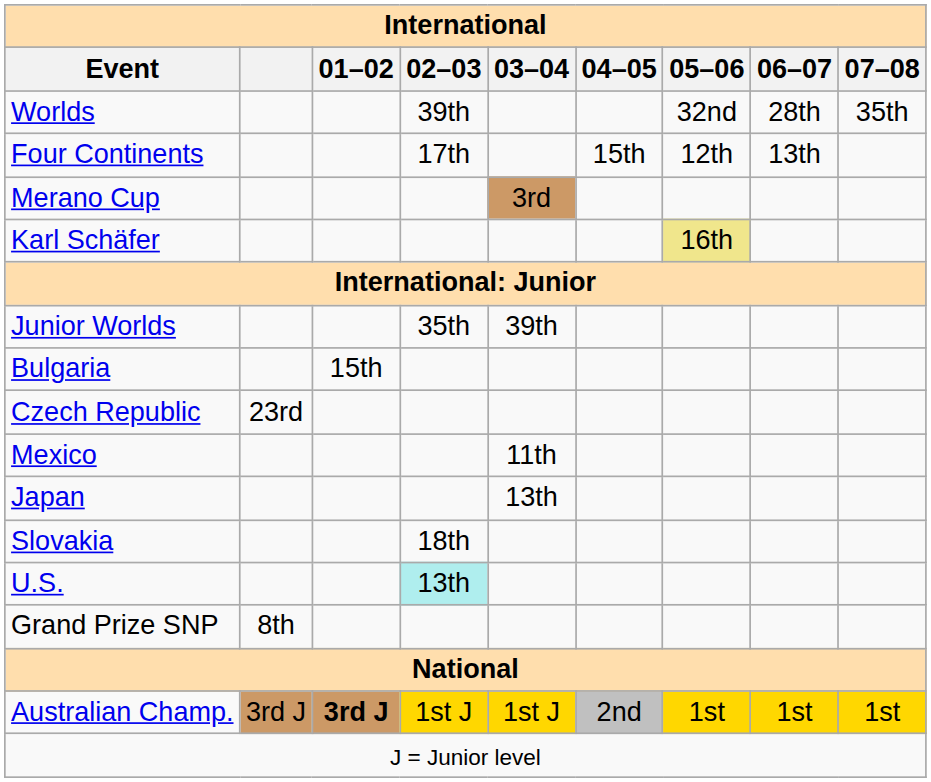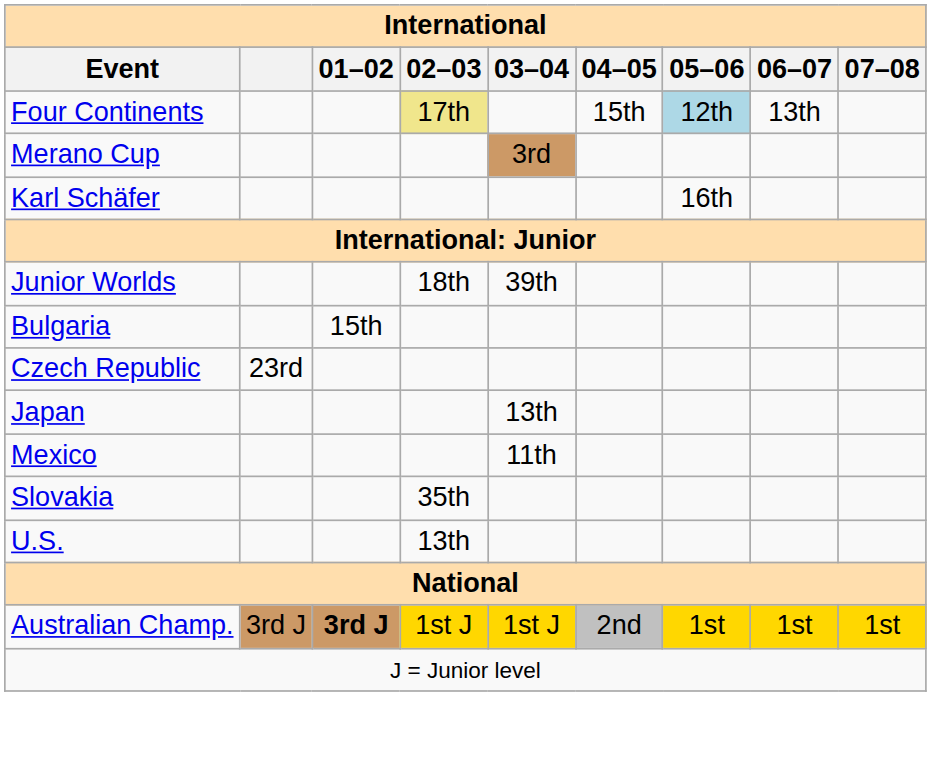- row: (53, 111)
(444, 154) no background -> (444, 111) khaki background
(707, 154) no background -> (707, 111) lightblue background
(707, 240) khaki background -> (707, 197) no background
(444, 326) 35th -> (444, 283) 18th
rows swapped: (48, 497) <-> (54, 454)
(444, 540) 18th -> (444, 497) 35th
(444, 583) paleturquoise background -> (444, 540) no background
- row: (115, 626)
